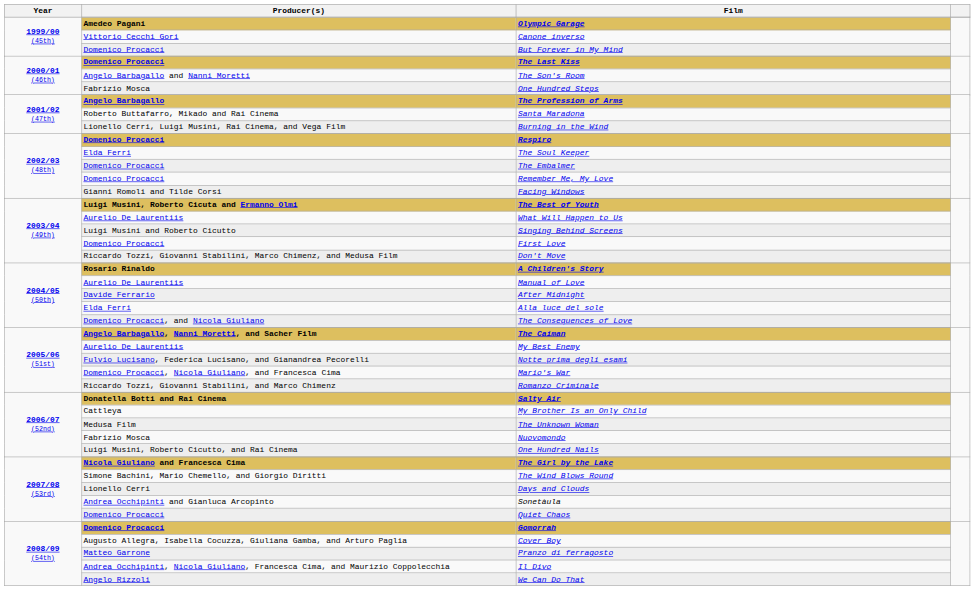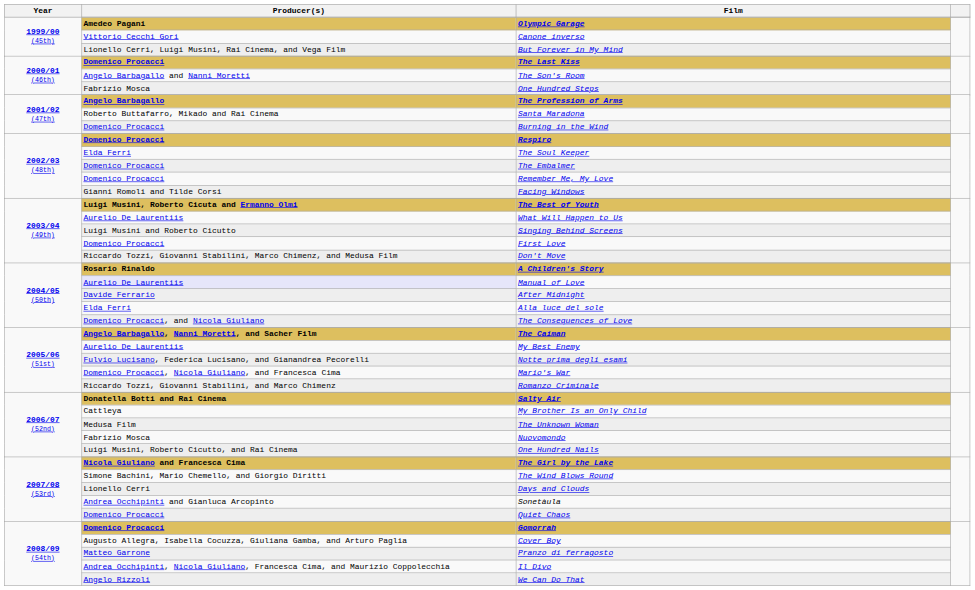(124, 50) Domenico Procacci -> (214, 50) Lionello Cerri, Luigi Musini, Rai Cinema, and Vega Film
(214, 127) Lionello Cerri, Luigi Musini, Rai Cinema, and Vega Film -> (124, 127) Domenico Procacci
(133, 282) no background -> (133, 282) lavender background
